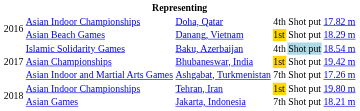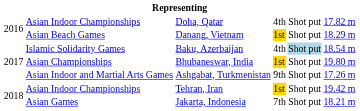(339, 62) 19.42 m -> (339, 62) 19.80 m
(280, 75) 7th -> (280, 75) 9th
(339, 89) 19.80 m -> (339, 89) 19.42 m
